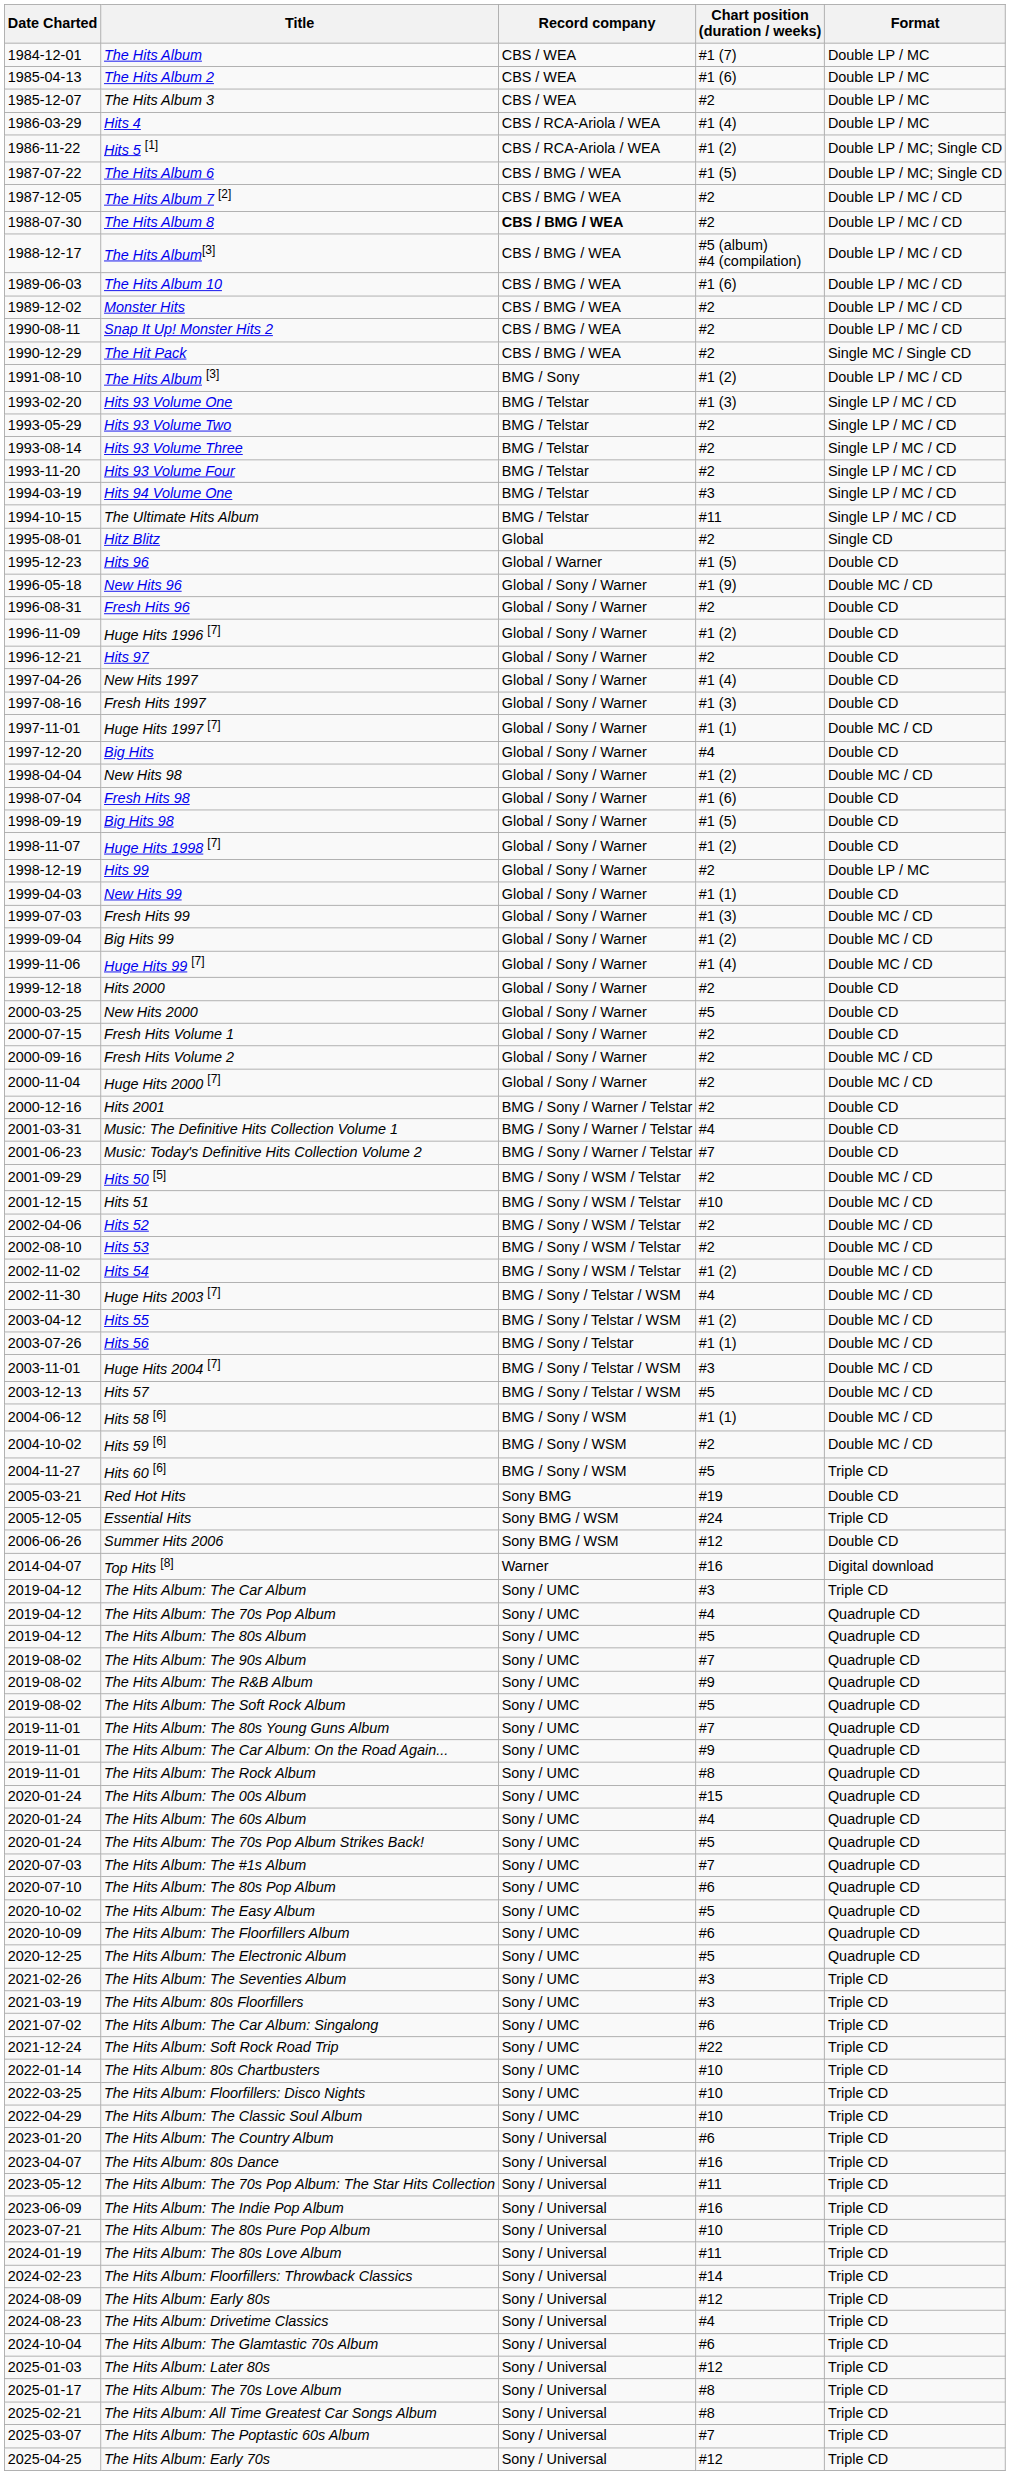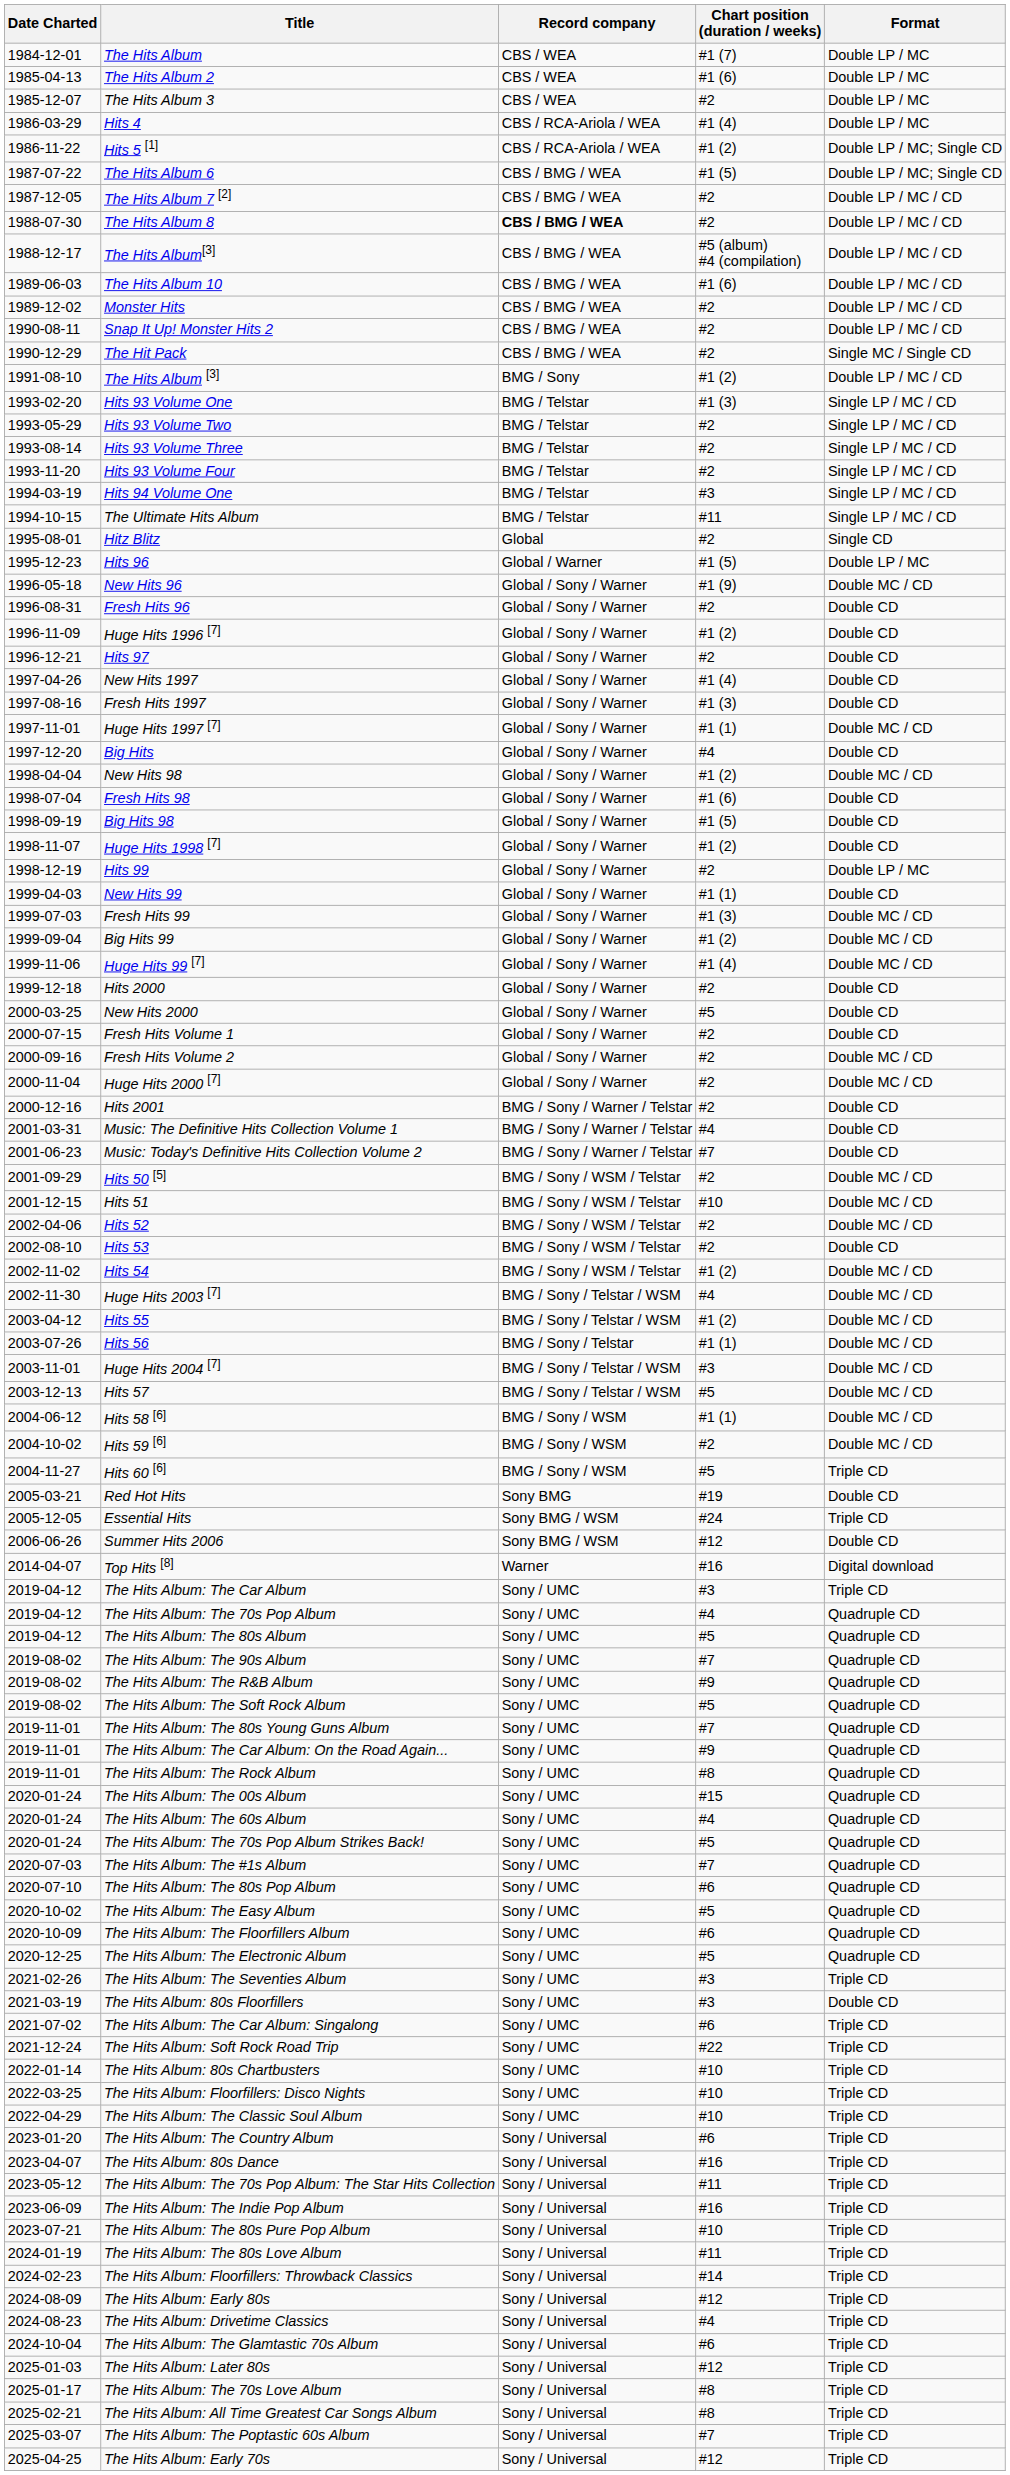(863, 562) Double CD -> (879, 562) Double LP / MC
(880, 1248) Double MC / CD -> (863, 1248) Double CD
(858, 2002) Triple CD -> (863, 2002) Double CD
